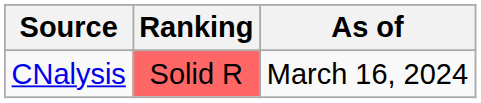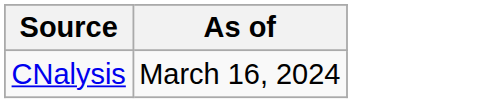- column: (196, 27)
